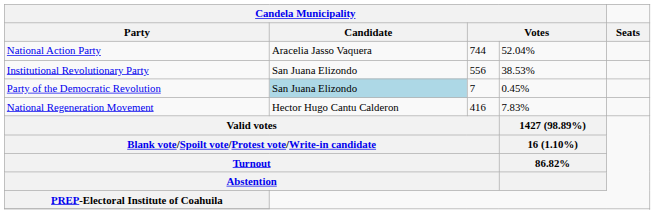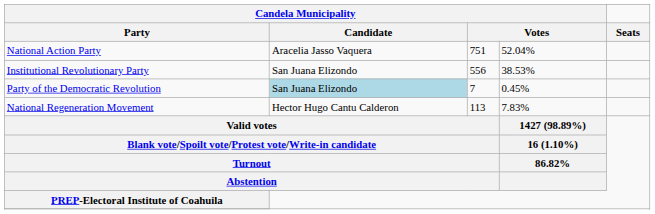(478, 51) 744 -> (478, 51) 751
(478, 107) 416 -> (478, 107) 113
